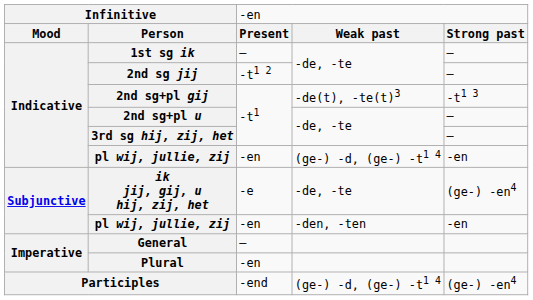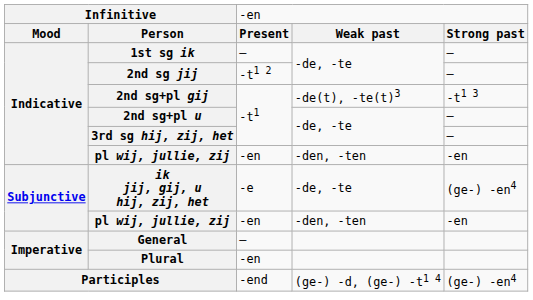(368, 157) (ge-) -d, (ge-) -t1 4 -> (330, 155) -den, -ten
